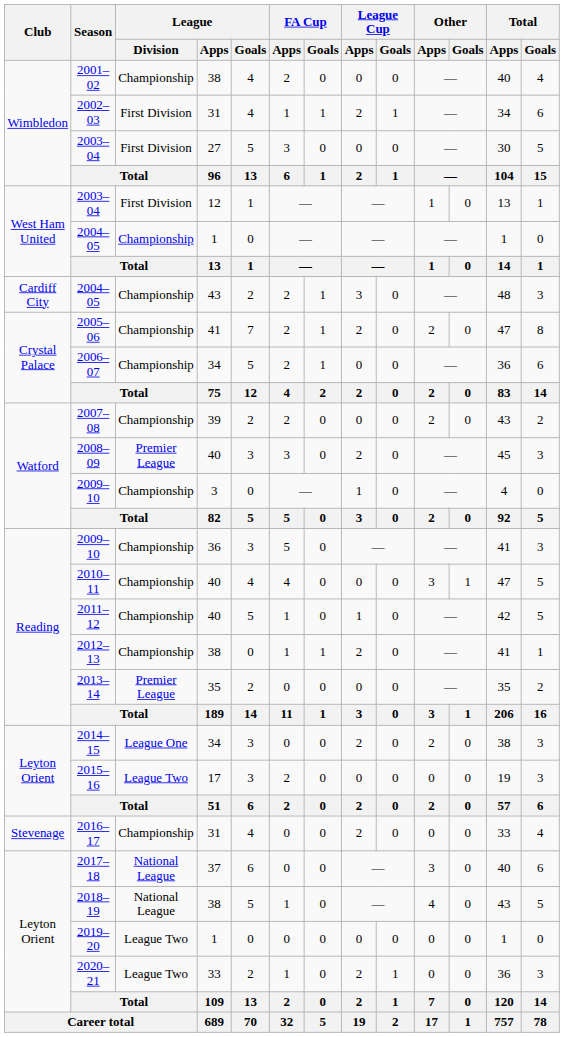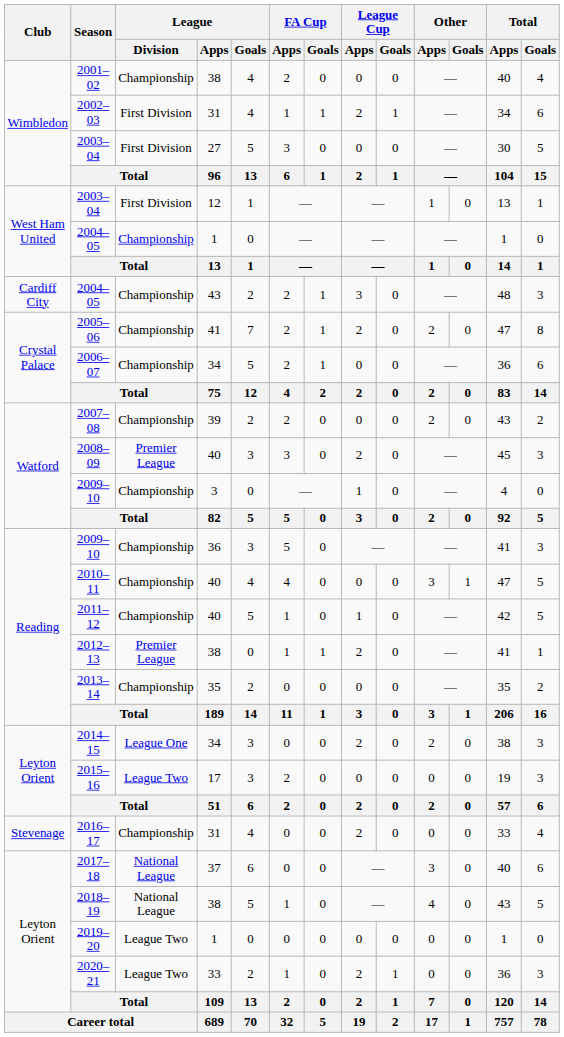(156, 651) Championship -> (156, 651) Premier League
(156, 686) Premier League -> (156, 686) Championship
